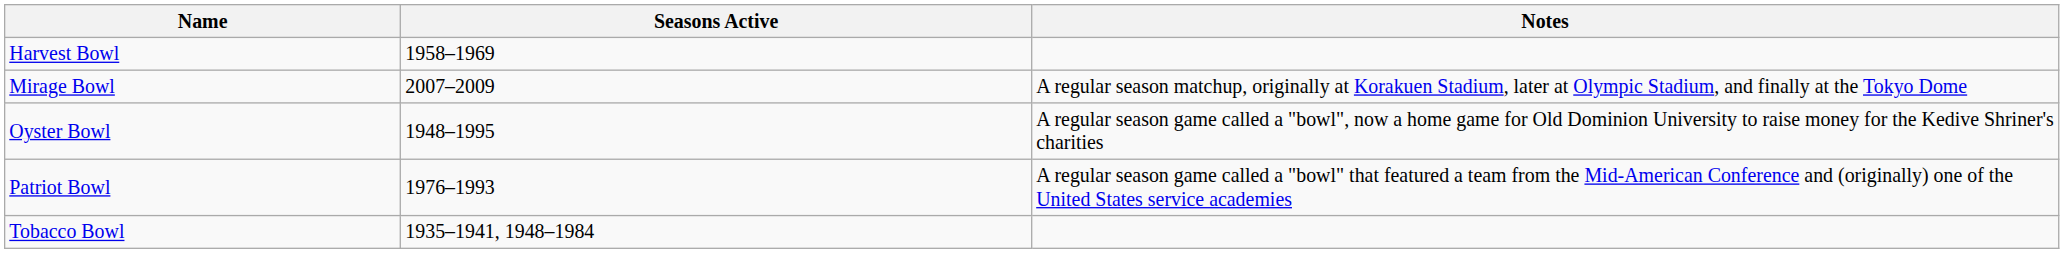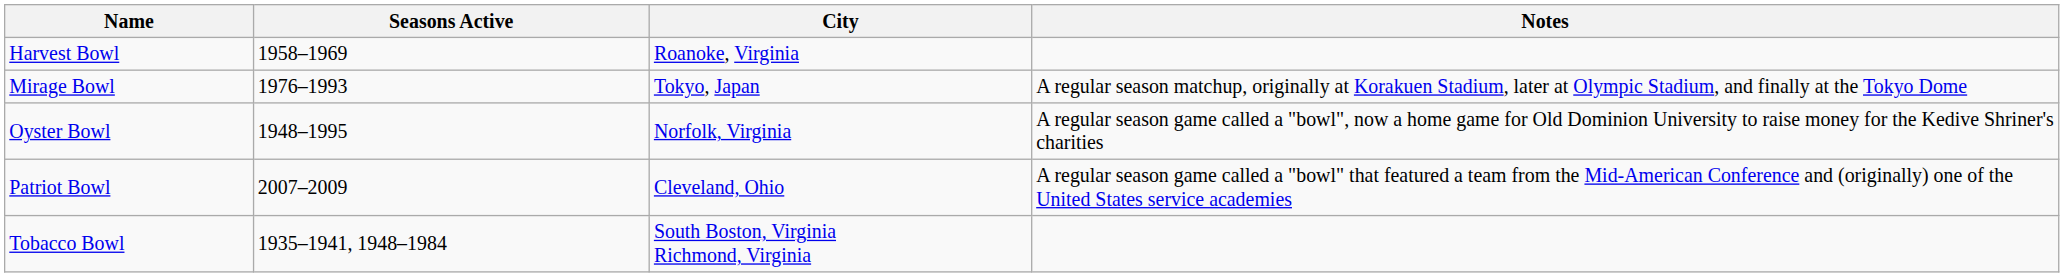+ column: (840, 21)
(450, 86) 2007–2009 -> (303, 86) 1976–1993
(450, 187) 1976–1993 -> (303, 187) 2007–2009
